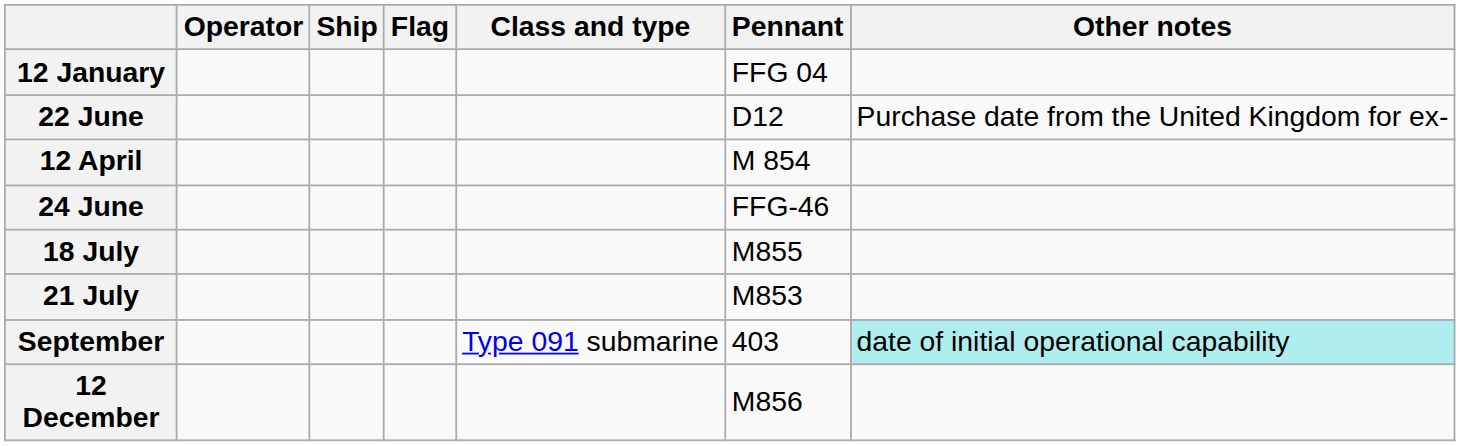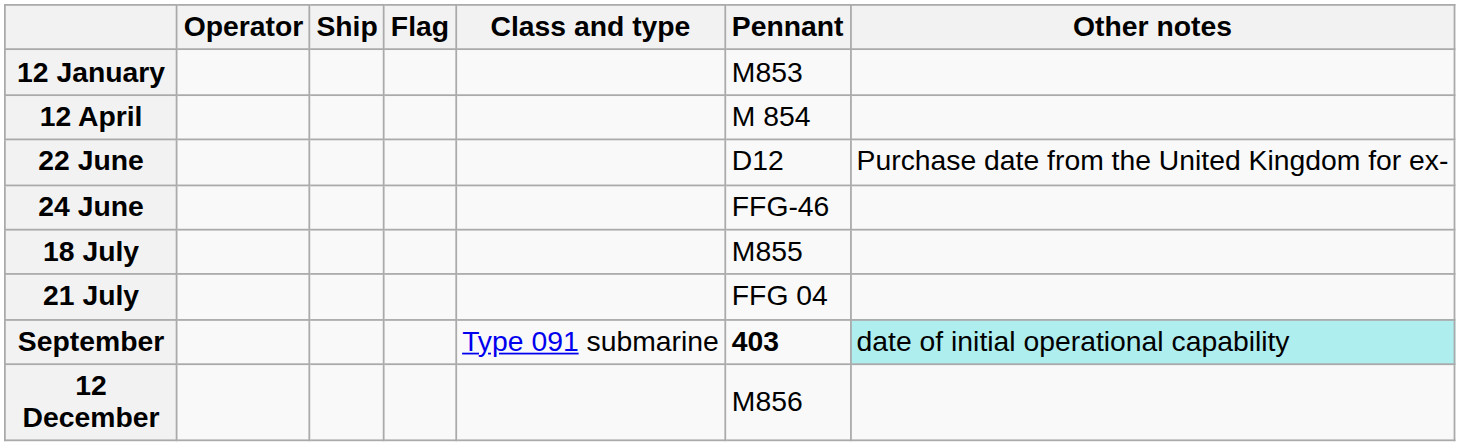(780, 71) FFG 04 -> (767, 71) M853
rows swapped: (91, 161) <-> (91, 116)
(767, 296) M853 -> (780, 296) FFG 04
(755, 341) normal -> (755, 341) bold
